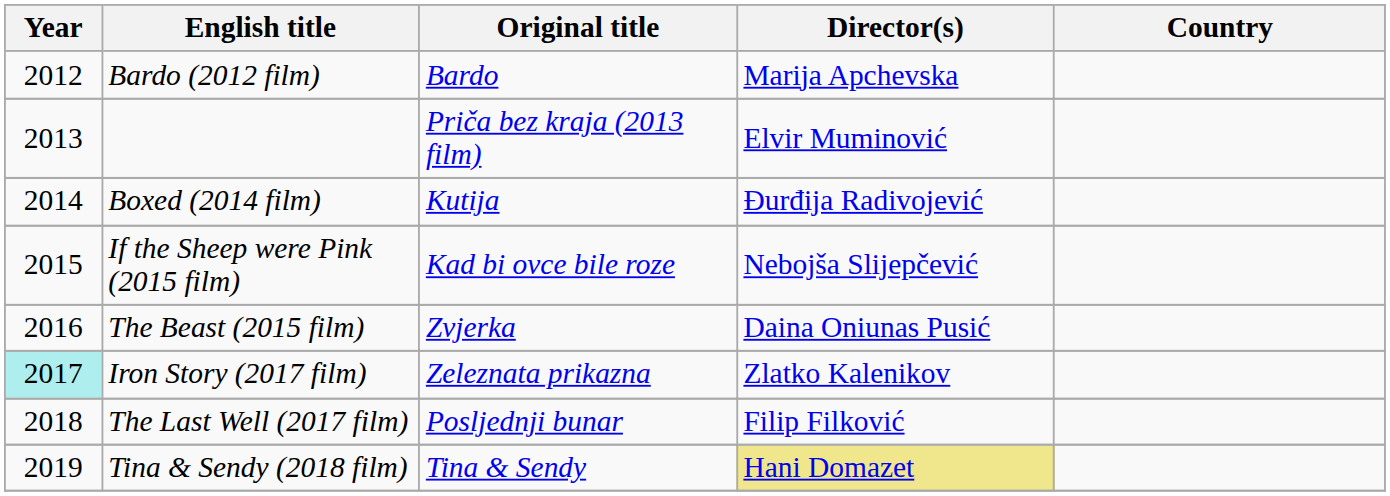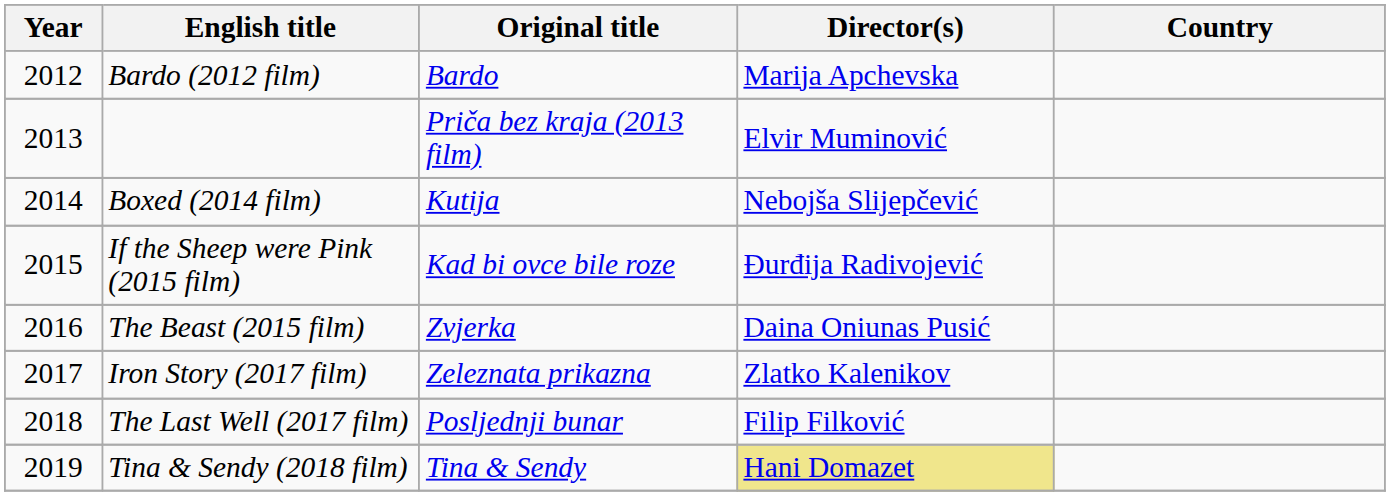(863, 201) Đurđija Radivojević -> (861, 201) Nebojša Slijepčević
(861, 264) Nebojša Slijepčević -> (863, 264) Đurđija Radivojević
(53, 374) paleturquoise background -> (53, 374) no background
